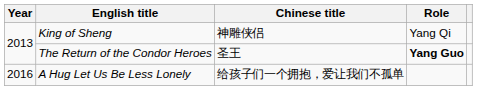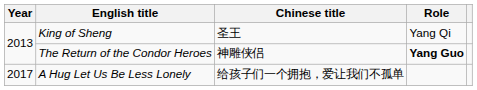(241, 33) 神雕侠侣 -> (229, 33) 圣王
(229, 53) 圣王 -> (241, 53) 神雕侠侣
(20, 74) 2016 -> (20, 74) 2017
